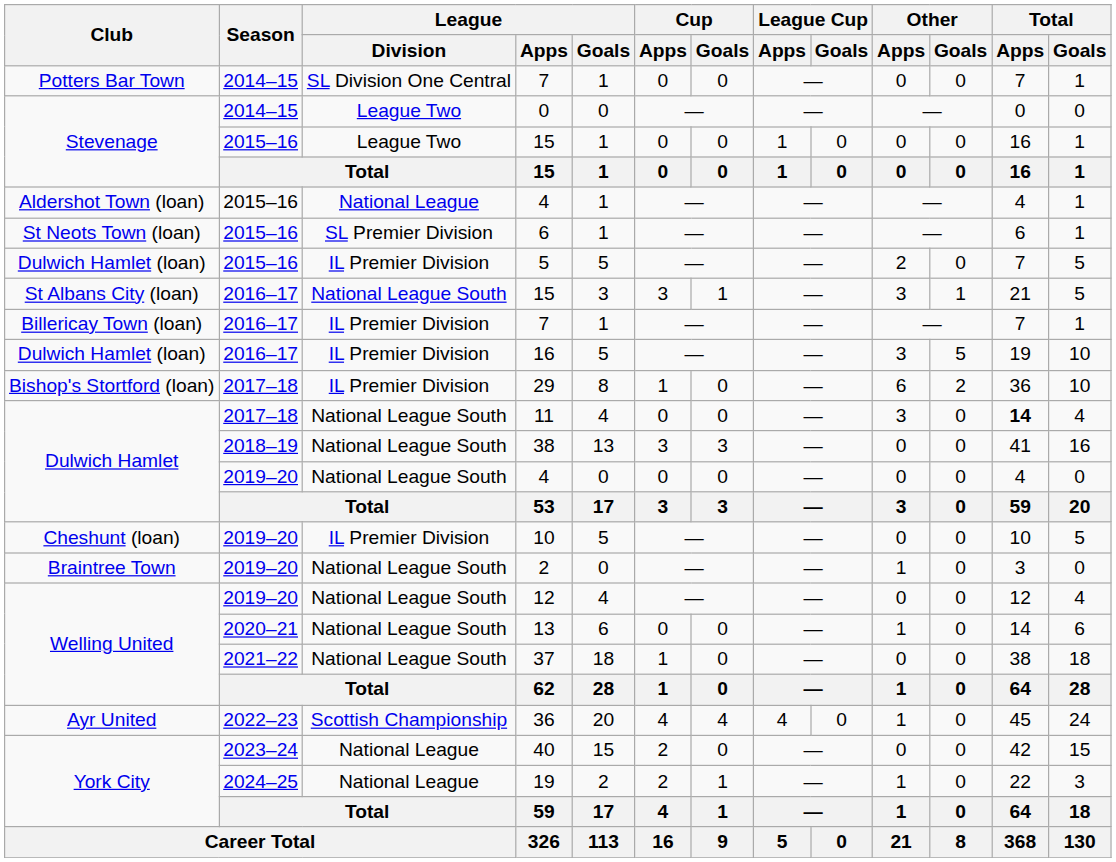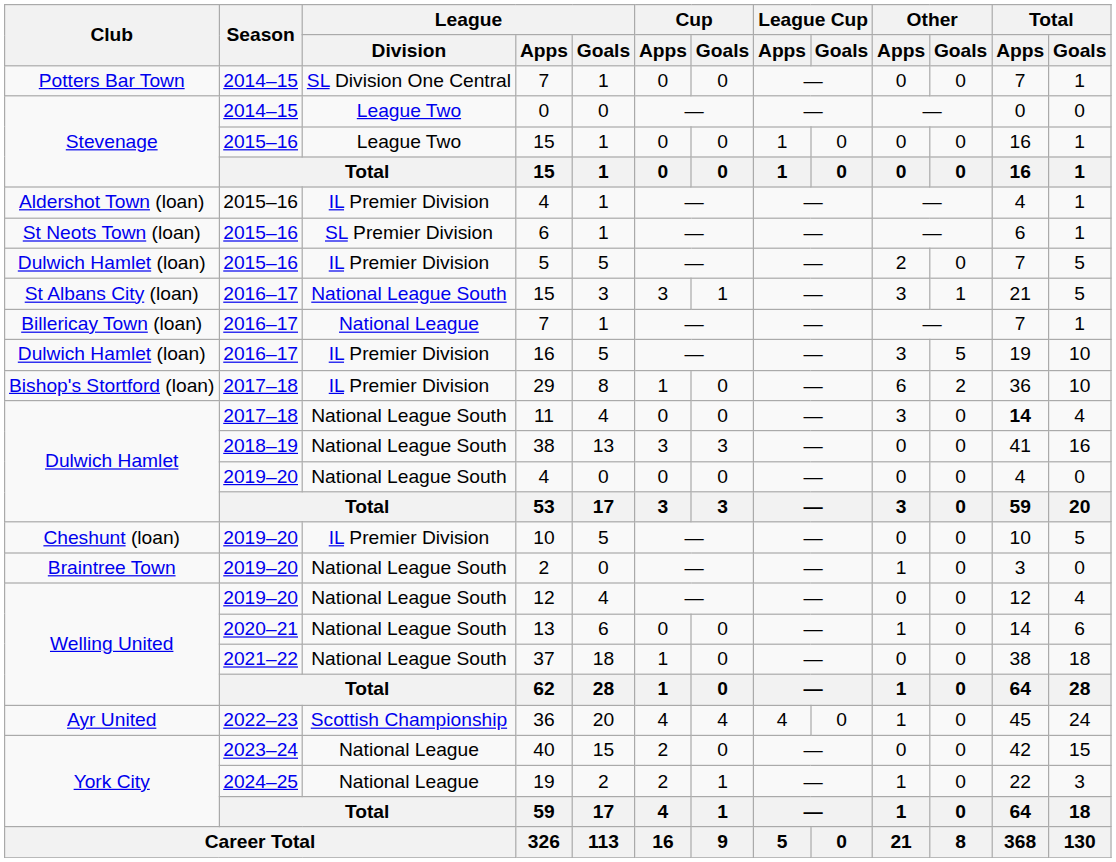(409, 202) National League -> (409, 202) IL Premier Division
(409, 324) IL Premier Division -> (409, 324) National League
